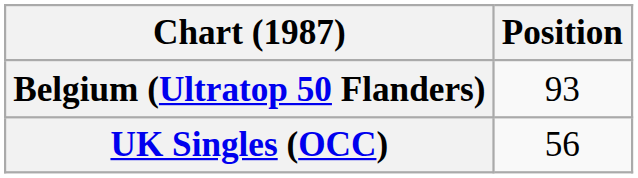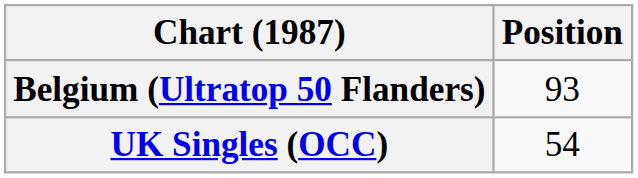(562, 144) 56 -> (562, 144) 54
